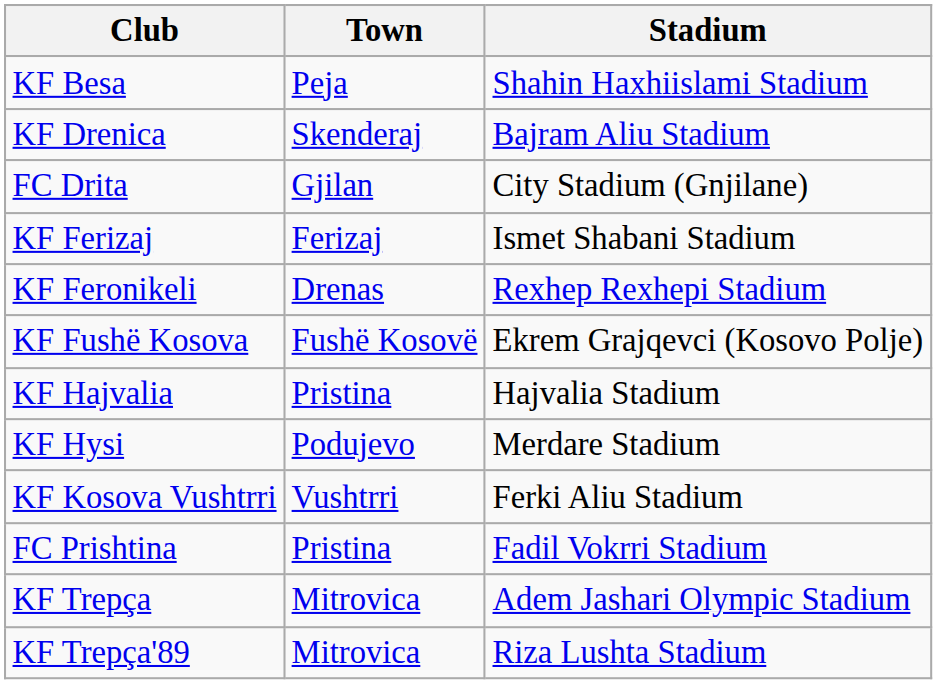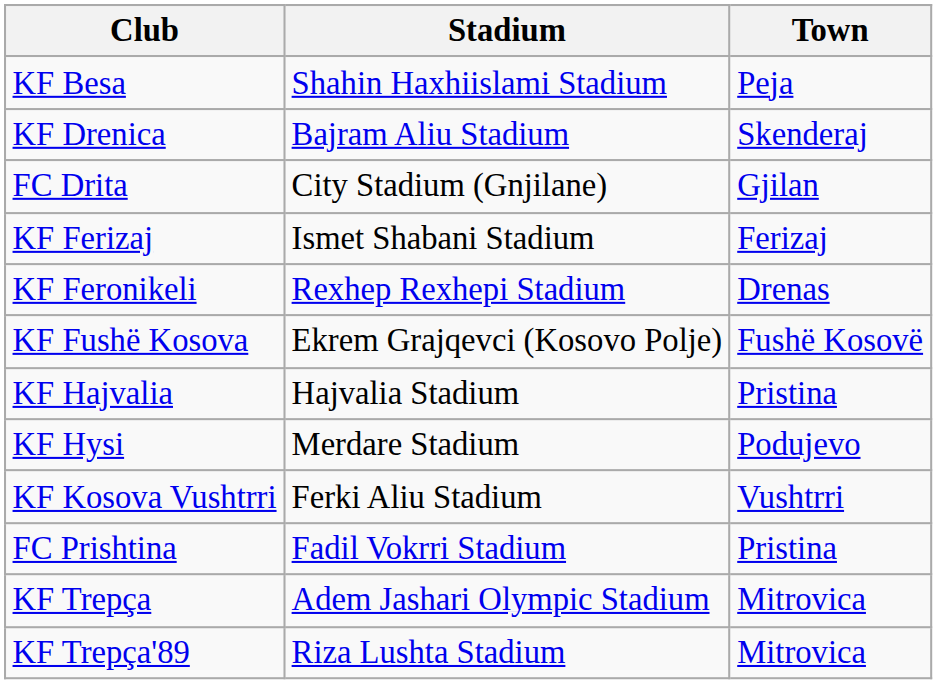columns swapped: (385, 30) <-> (708, 30)
